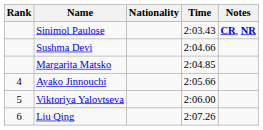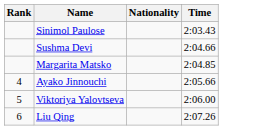- column: (238, 13)
